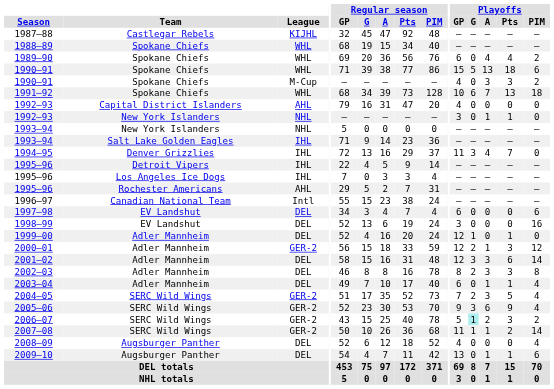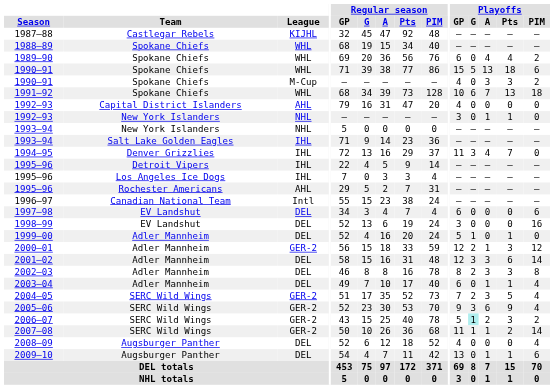(459, 236) 12 -> (459, 236) 5
